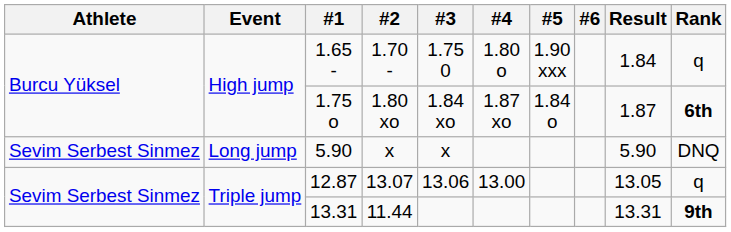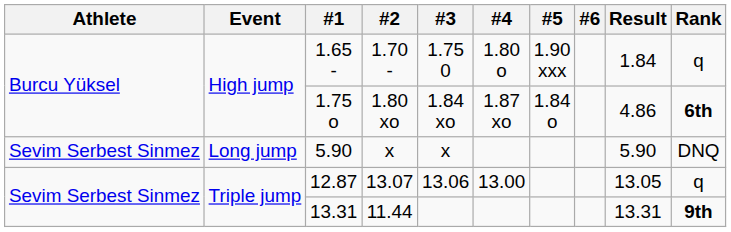(638, 111) 1.87 -> (638, 111) 4.86
